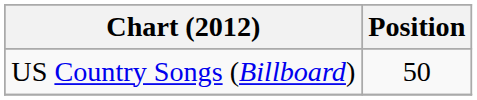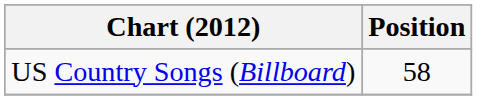(417, 71) 50 -> (417, 71) 58
